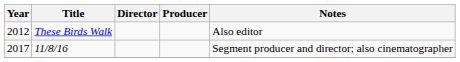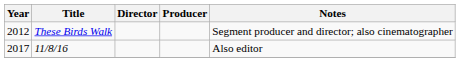(237, 31) Also editor -> (333, 31) Segment producer and director; also cinematographer
(333, 48) Segment producer and director; also cinematographer -> (237, 48) Also editor
